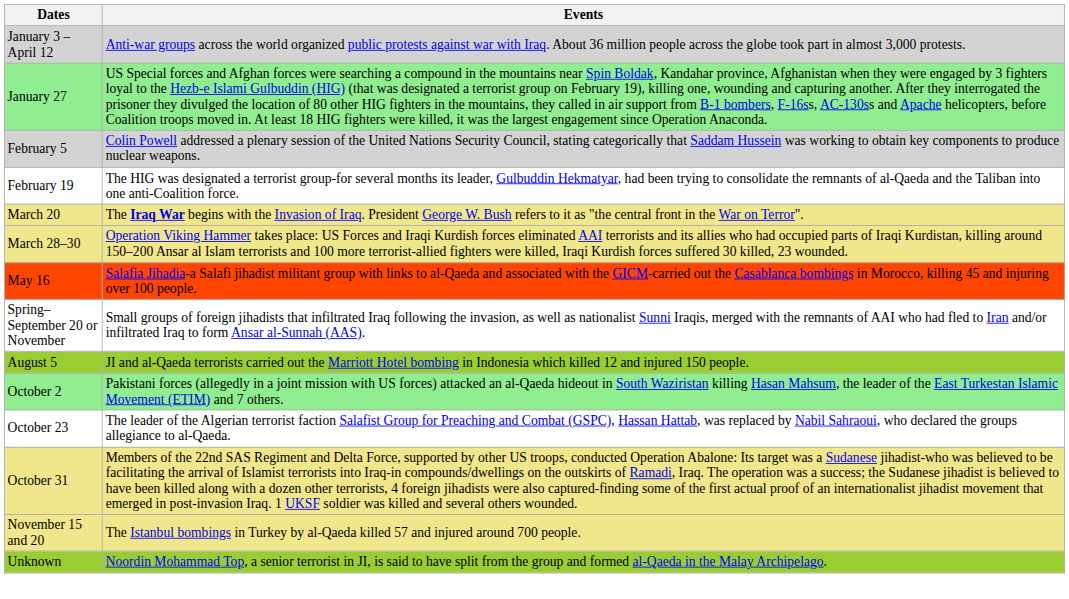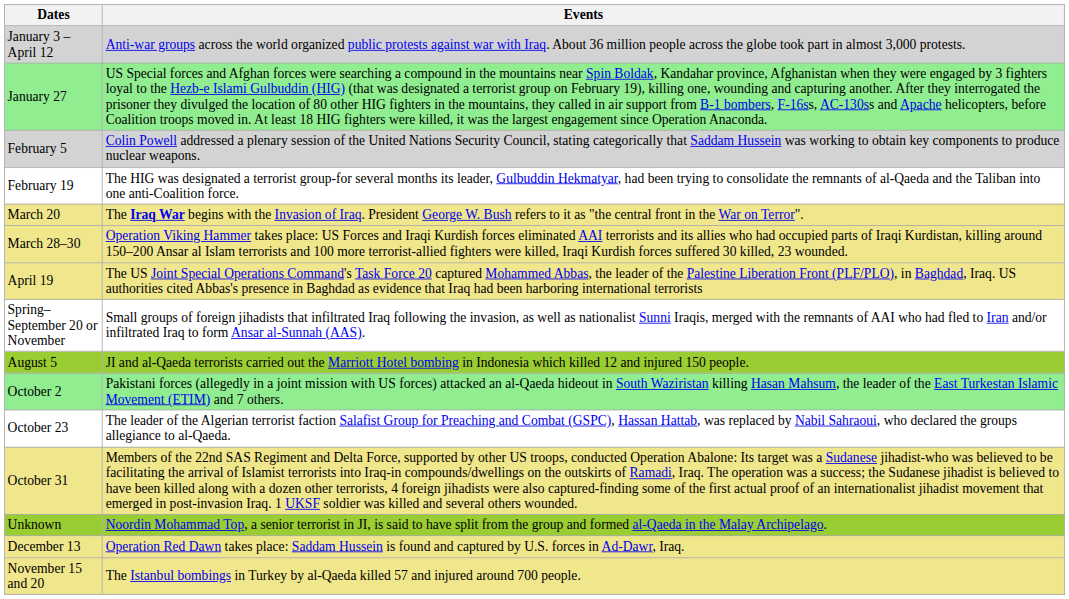+ row: (30, 281)
- row: (29, 281)
rows swapped: (45, 532) <-> (34, 562)
+ row: (44, 546)
